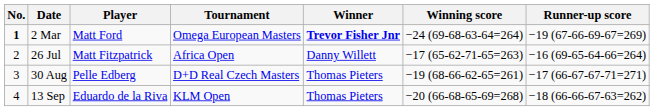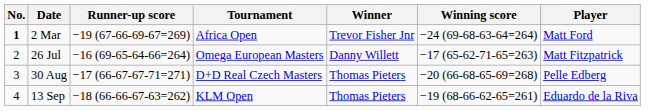columns swapped: (120, 14) <-> (587, 14)
(237, 35) Omega European Masters -> (226, 35) Africa Open
(353, 35) bold -> (372, 35) normal
(204, 55) Africa Open -> (260, 55) Omega European Masters
(464, 75) −19 (68-66-62-65=261) -> (479, 75) −20 (66-68-65-69=268)
(464, 96) −20 (66-68-65-69=268) -> (479, 96) −19 (68-66-62-65=261)
